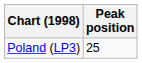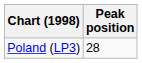(93, 48) 25 -> (93, 48) 28
